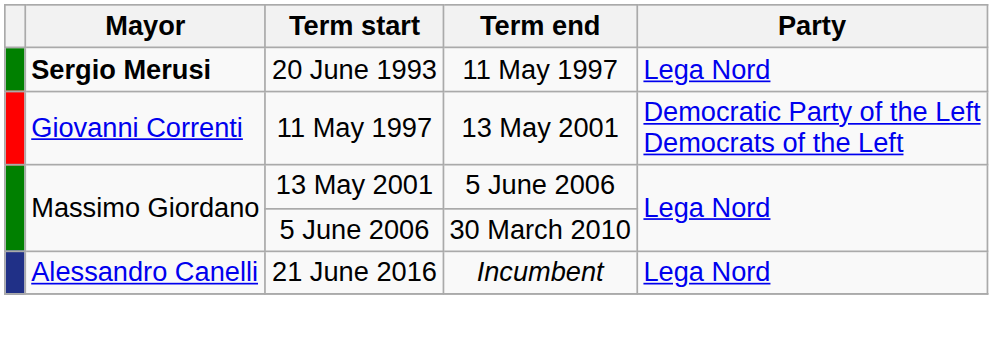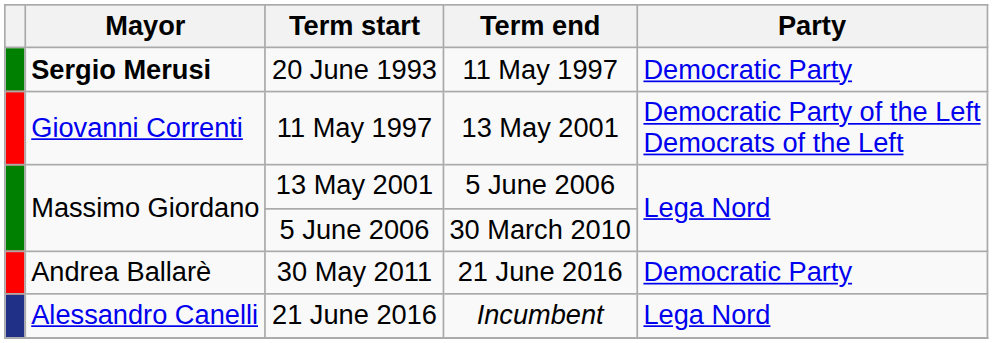(707, 69) Lega Nord -> (748, 69) Democratic Party
+ row: (354, 272)
